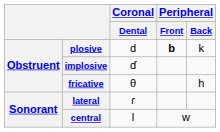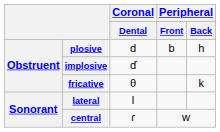(172, 48) bold -> (172, 48) normal
(201, 48) k -> (201, 48) h
(201, 83) h -> (201, 83) k
(133, 100) ɾ -> (133, 100) l
(133, 118) l -> (133, 118) ɾ
